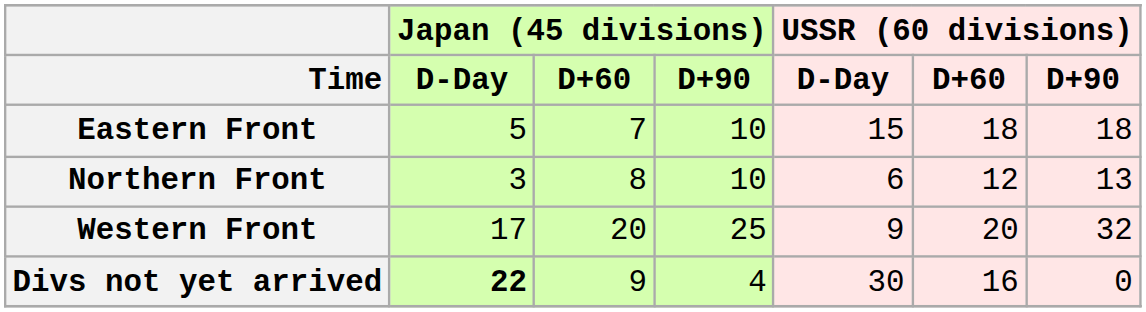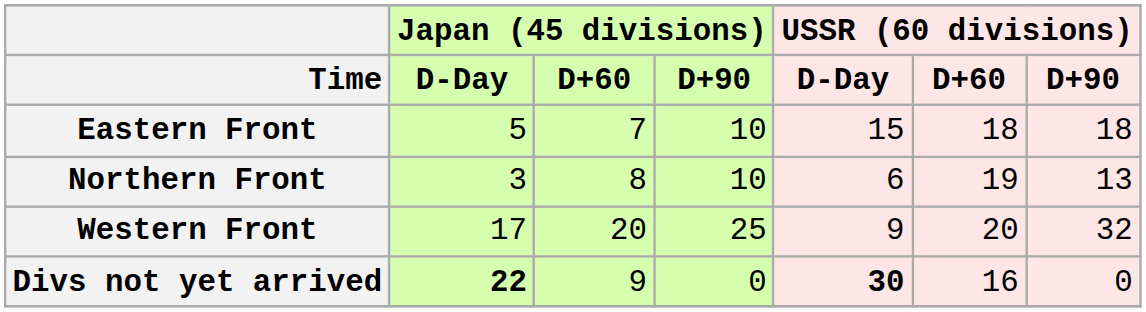(1000, 181) 12 -> (1000, 181) 19
(758, 281) 4 -> (758, 281) 0
(886, 281) normal -> (886, 281) bold
